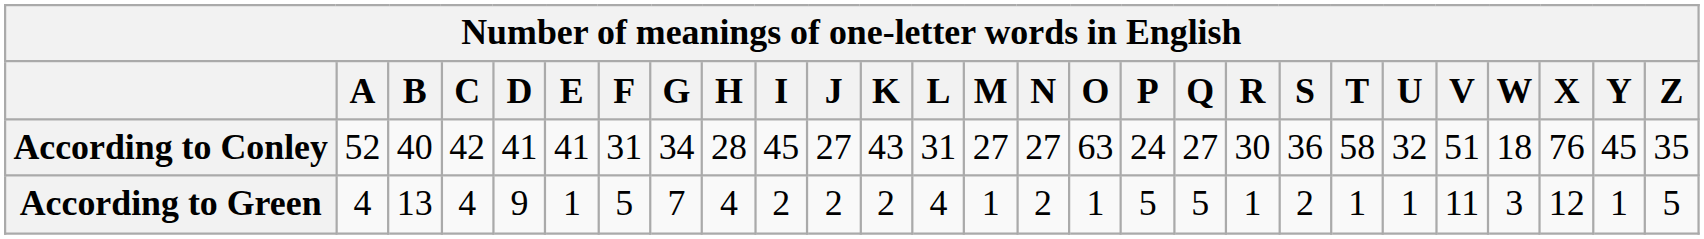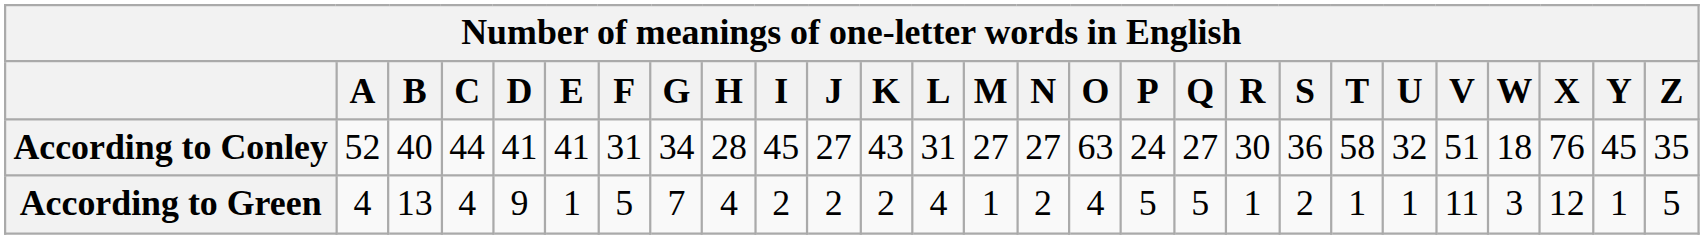(467, 146) 42 -> (467, 146) 44
(1095, 203) 1 -> (1095, 203) 4
